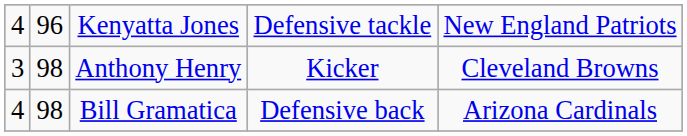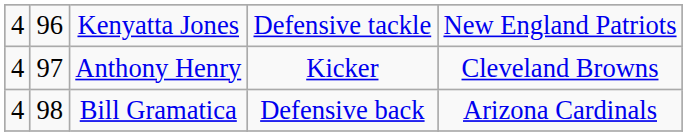(18, 67) 3 -> (18, 67) 4
(50, 67) 98 -> (50, 67) 97
